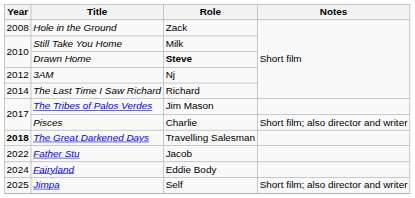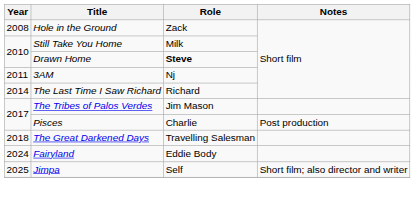(18, 75) 2012 -> (17, 75) 2011
(334, 122) Short film; also director and writer -> (294, 122) Post production
(18, 138) bold -> (18, 138) normal
- row: (56, 153)
